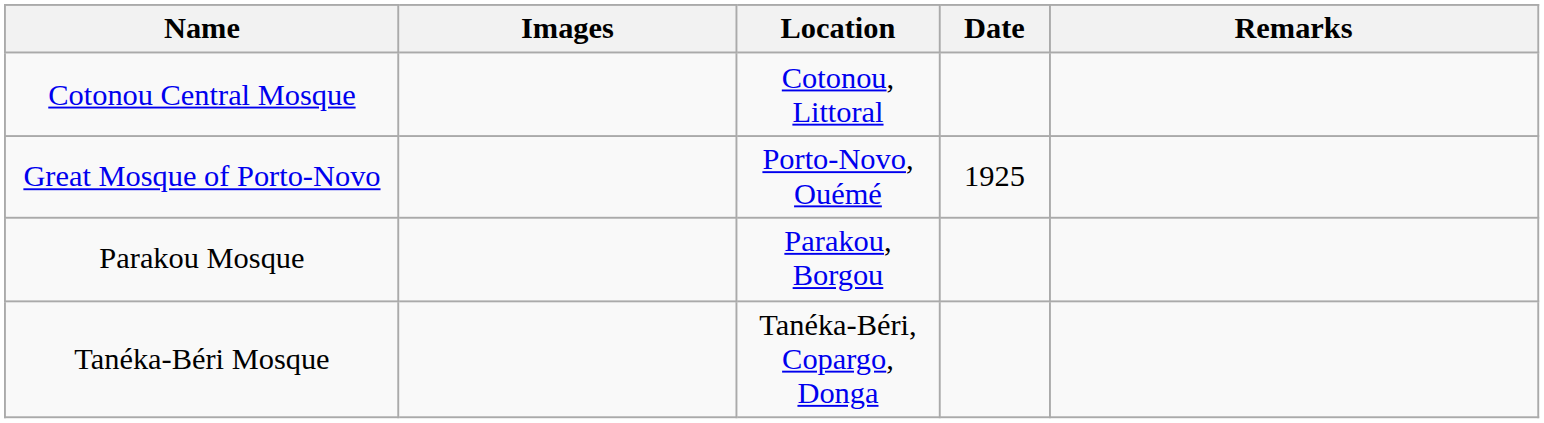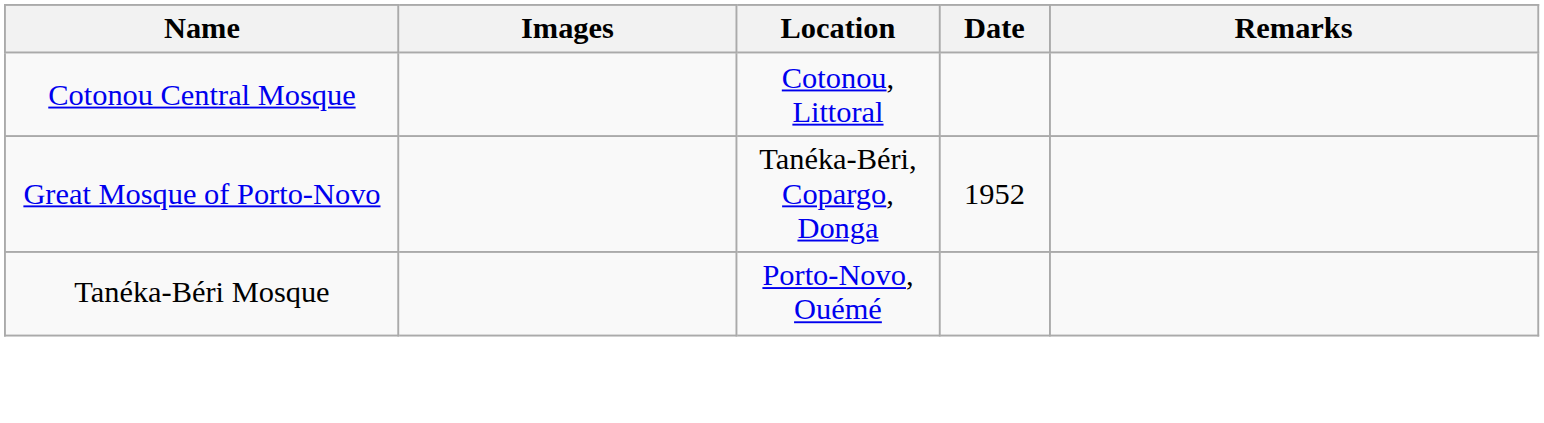(838, 176) Porto-Novo, Ouémé -> (838, 193) Tanéka-Béri, Copargo, Donga
(994, 176) 1925 -> (994, 193) 1952
- row: (202, 258)
(838, 358) Tanéka-Béri, Copargo, Donga -> (838, 292) Porto-Novo, Ouémé
